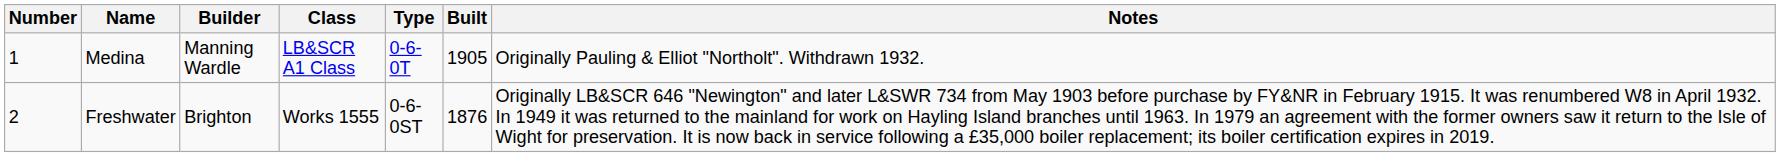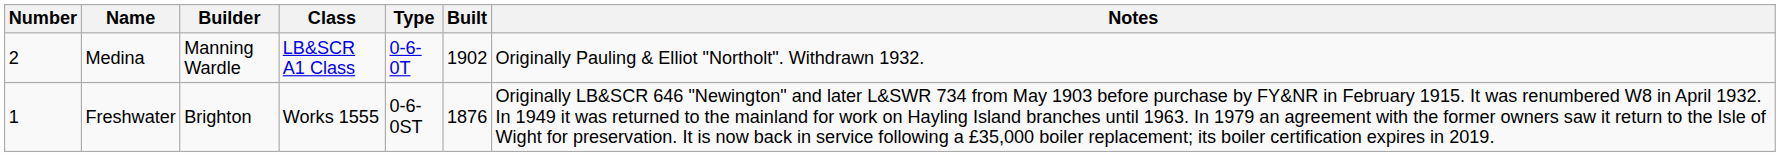(14, 57) 1 -> (14, 57) 2
(467, 57) 1905 -> (467, 57) 1902
(14, 116) 2 -> (14, 116) 1
